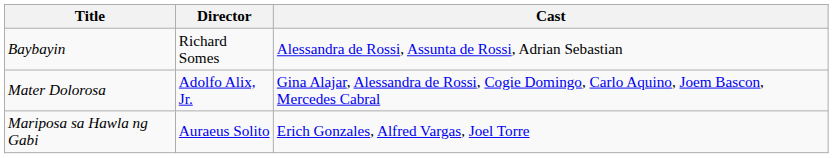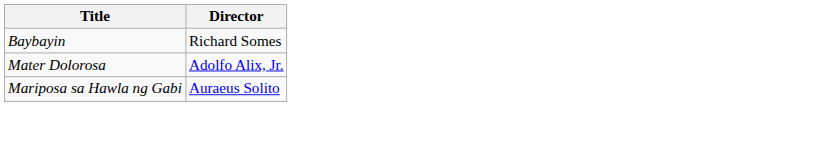- column: (551, 16)
